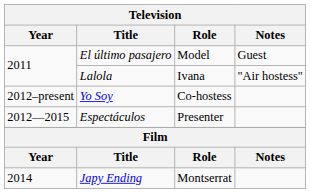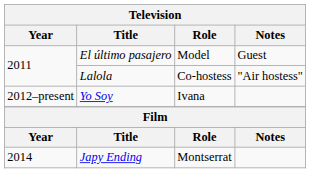(191, 76) Ivana -> (204, 76) Co-hostess
(204, 96) Co-hostess -> (191, 96) Ivana
- row: (112, 117)
